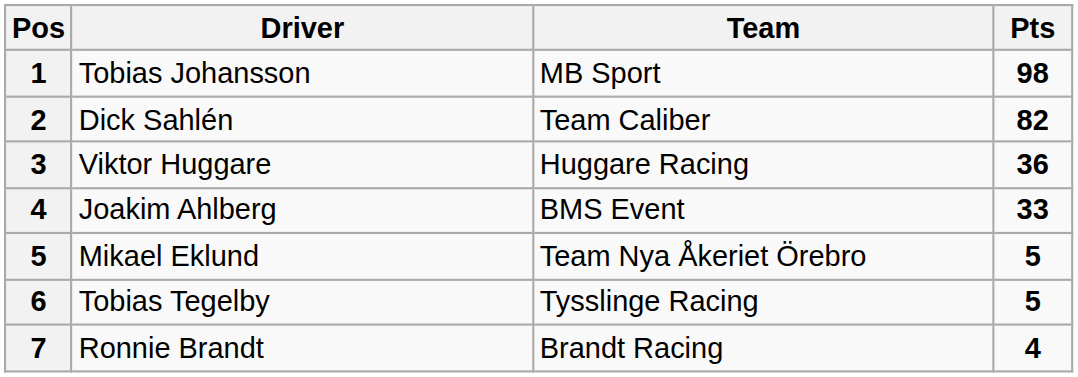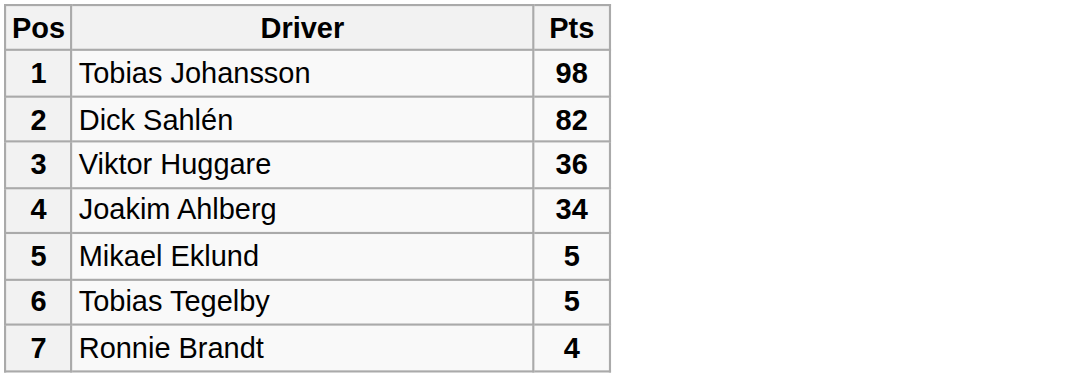- column: (763, 27)
(1033, 210) 33 -> (572, 210) 34
